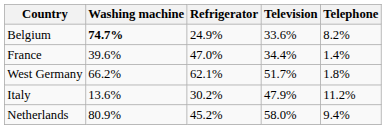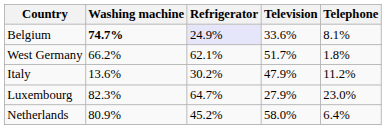(206, 34) no background -> (206, 34) lavender background
(336, 34) 8.2% -> (336, 34) 8.1%
- row: (25, 54)
+ row: (40, 94)
(336, 114) 9.4% -> (336, 114) 6.4%
